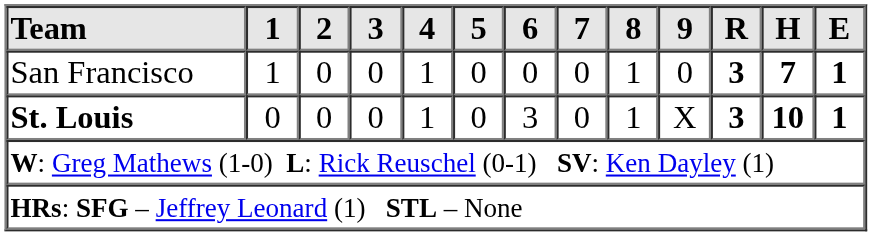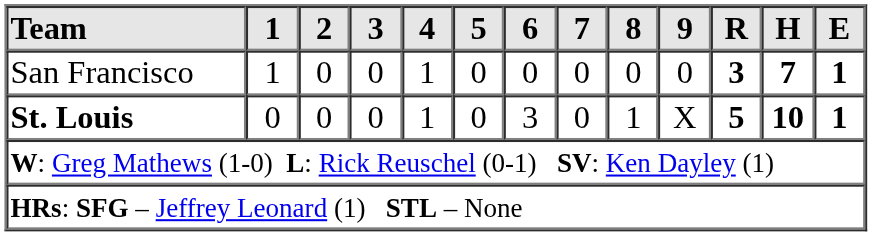(633, 72) 1 -> (633, 72) 0
(736, 117) 3 -> (736, 117) 5
